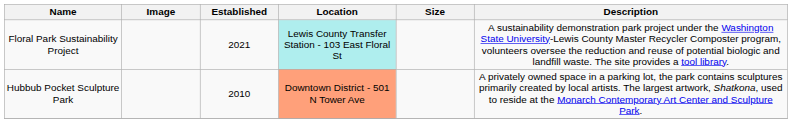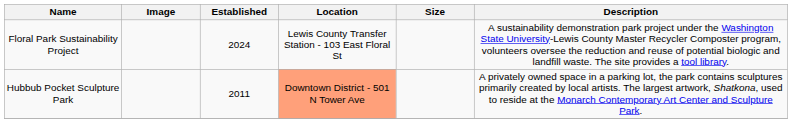(239, 44) 2021 -> (239, 44) 2024
(337, 44) paleturquoise background -> (337, 44) no background
(239, 94) 2010 -> (239, 94) 2011
